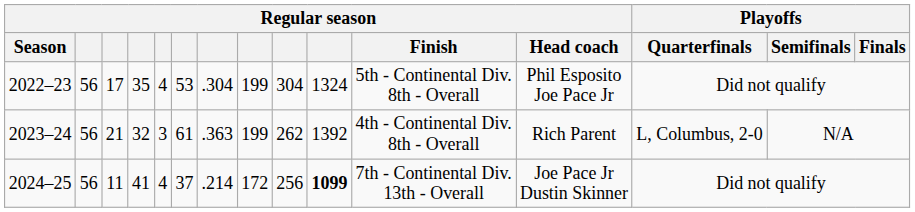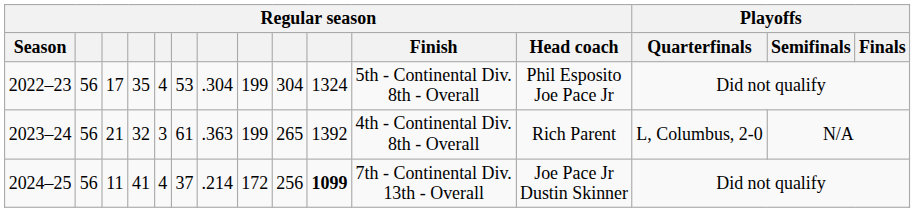(290, 134) 262 -> (290, 134) 265
